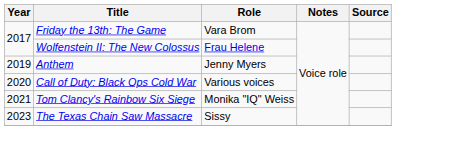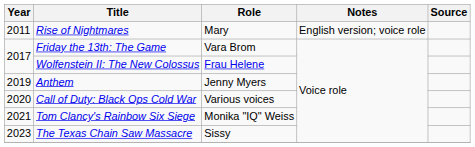+ row: (82, 30)
